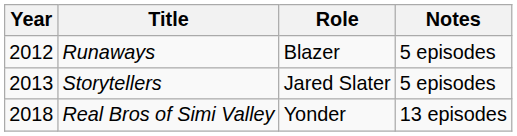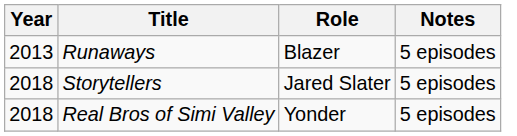(31, 51) 2012 -> (31, 51) 2013
(31, 83) 2013 -> (31, 83) 2018
(453, 114) 13 episodes -> (448, 114) 5 episodes
